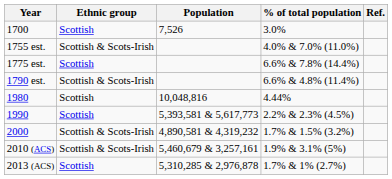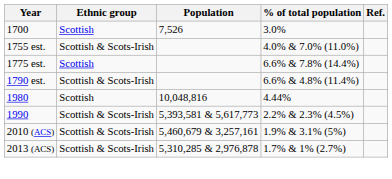(76, 115) Scottish -> (107, 115) Scottish & Scots-Irish
- row: (18, 132)
(76, 166) Scottish -> (107, 149) Scottish & Scots-Irish
